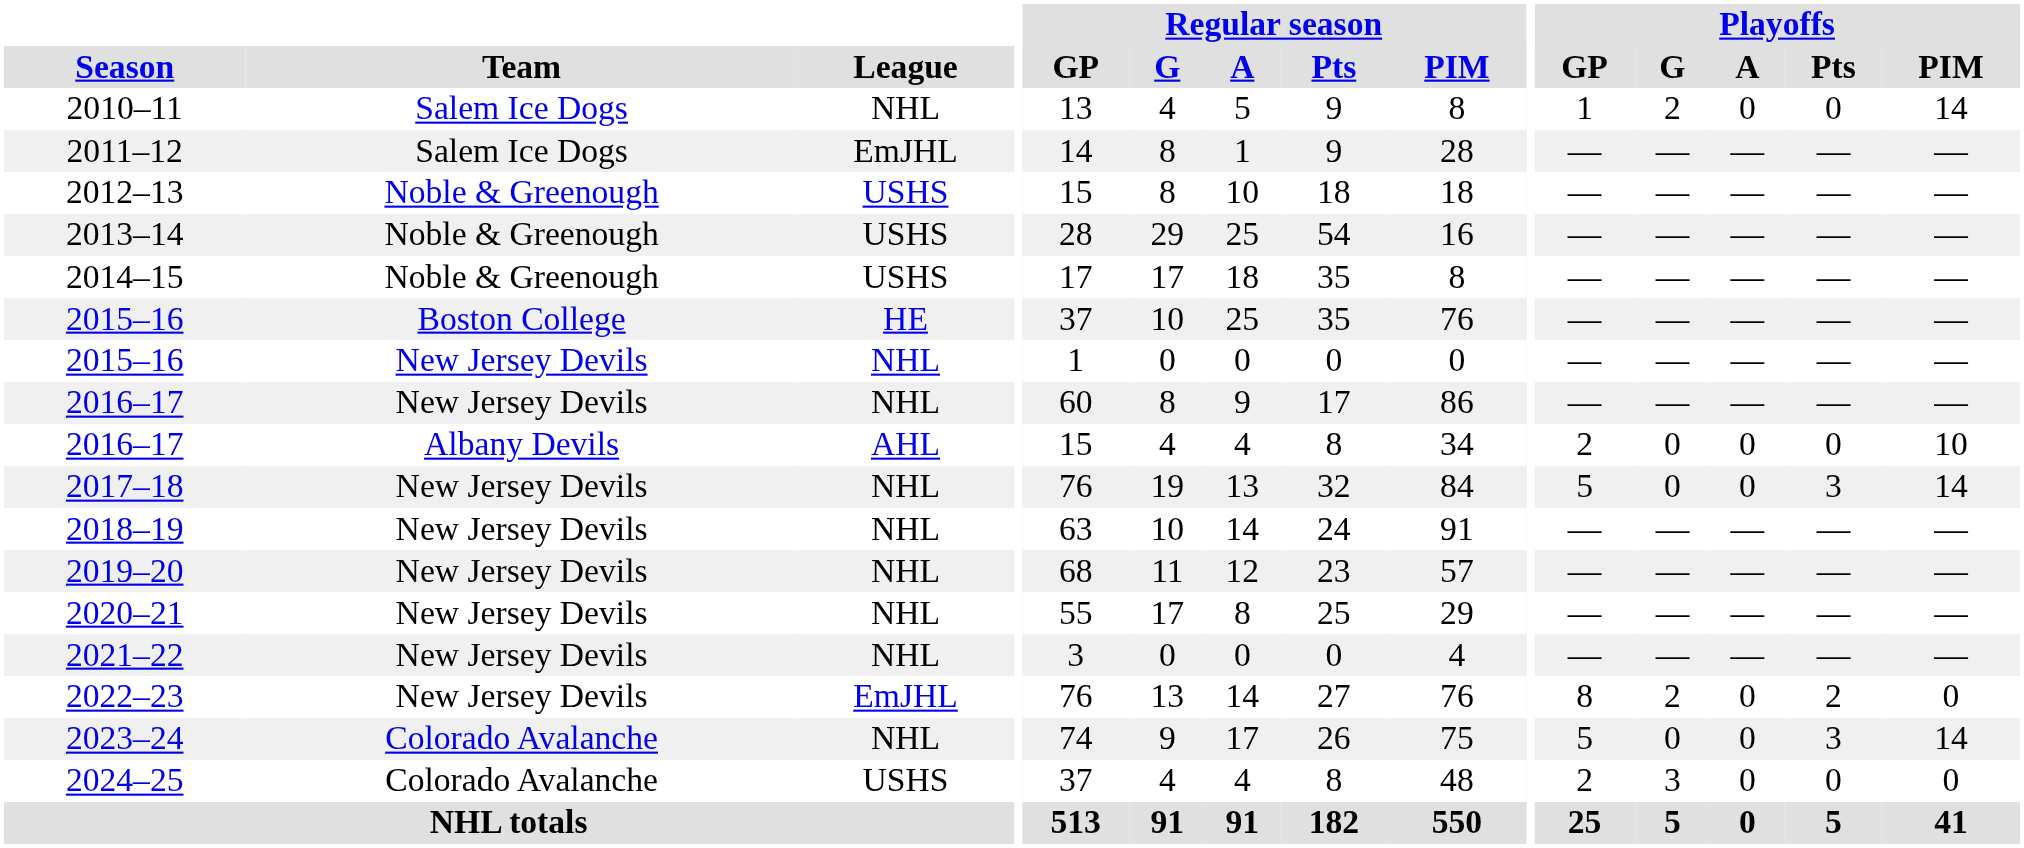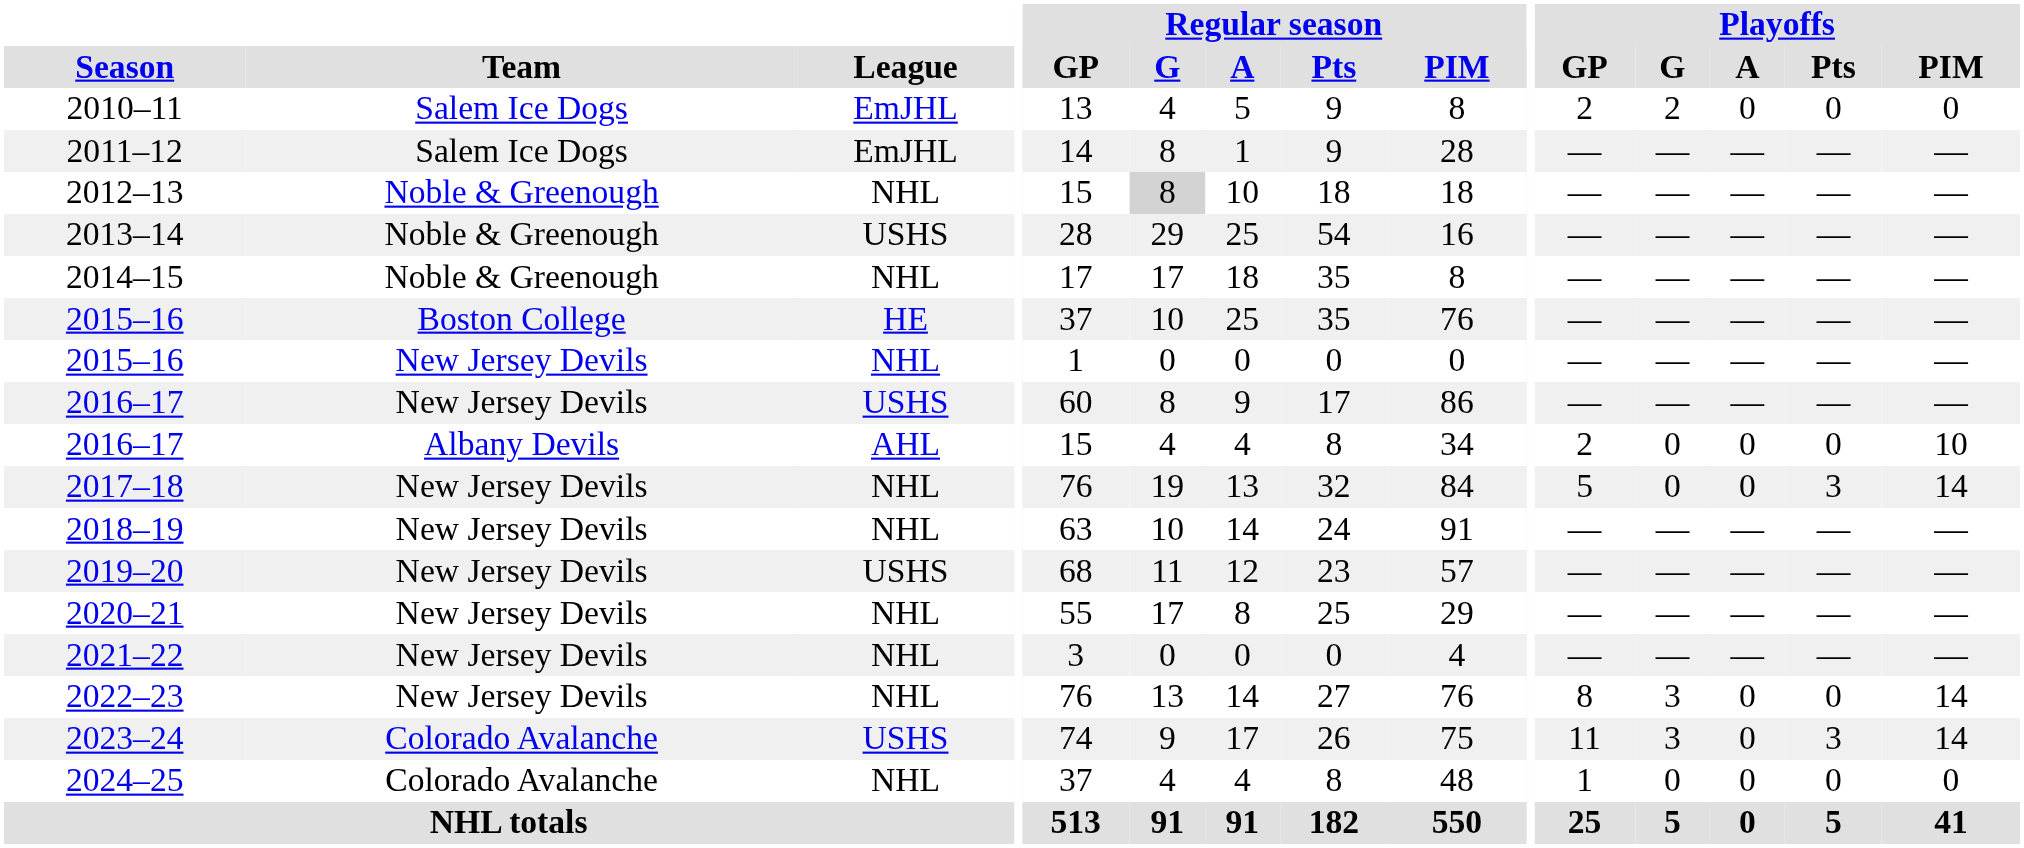(906, 108) NHL -> (906, 108) EmJHL
(1585, 108) 1 -> (1585, 108) 2
(1951, 108) 14 -> (1951, 108) 0
(906, 192) USHS -> (906, 192) NHL
(1167, 192) no background -> (1167, 192) lightgrey background
(906, 276) USHS -> (906, 276) NHL
(906, 402) NHL -> (906, 402) USHS
(906, 570) NHL -> (906, 570) USHS
(906, 696) EmJHL -> (906, 696) NHL
(1672, 696) 2 -> (1672, 696) 3
(1833, 696) 2 -> (1833, 696) 0
(1951, 696) 0 -> (1951, 696) 14
(906, 738) NHL -> (906, 738) USHS
(1585, 738) 5 -> (1585, 738) 11
(1672, 738) 0 -> (1672, 738) 3
(906, 780) USHS -> (906, 780) NHL
(1585, 780) 2 -> (1585, 780) 1
(1672, 780) 3 -> (1672, 780) 0
